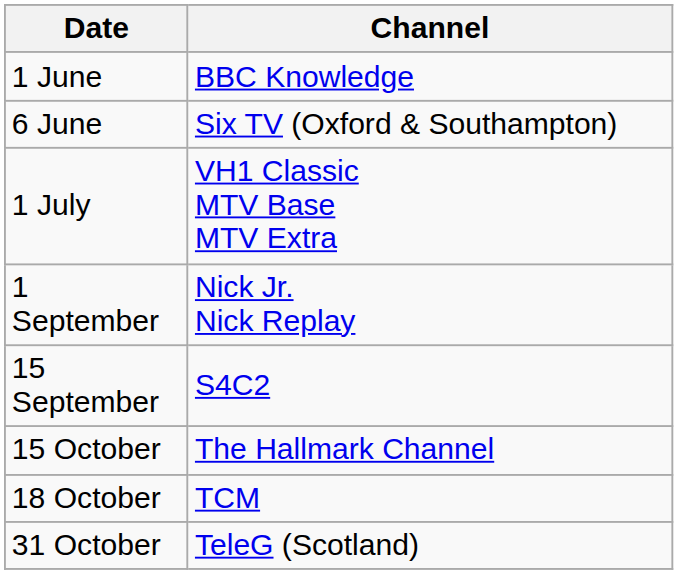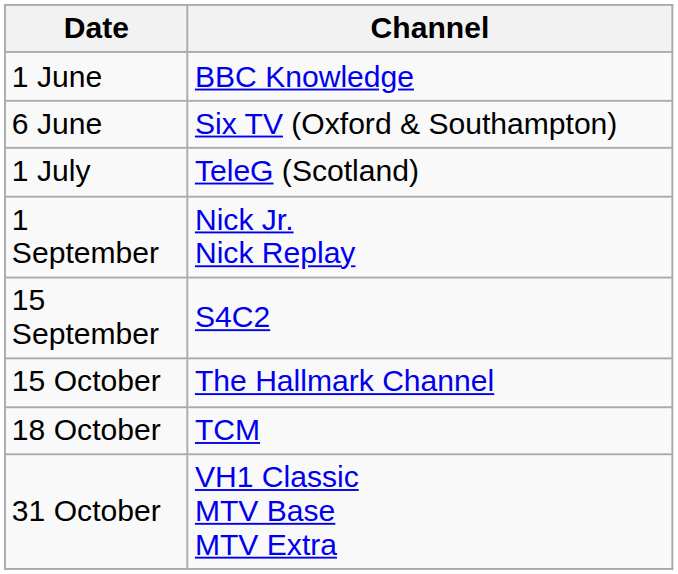(277, 205) VH1 Classic MTV Base MTV Extra -> (307, 171) TeleG (Scotland)
(307, 545) TeleG (Scotland) -> (277, 511) VH1 Classic MTV Base MTV Extra
